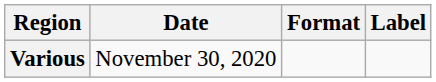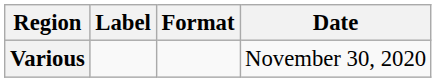columns swapped: (186, 22) <-> (398, 22)
